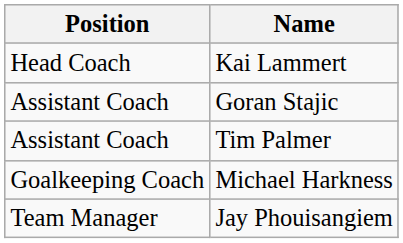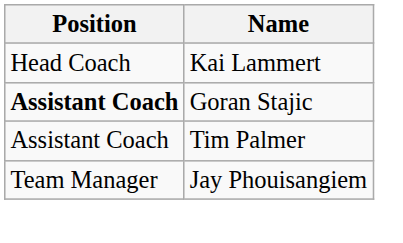(90, 101) normal -> (94, 101) bold
- row: (304, 179)
